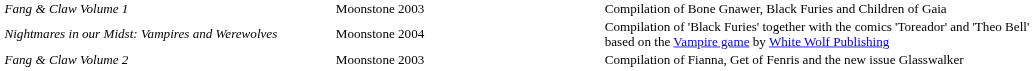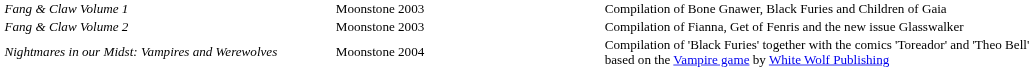rows swapped: (66, 59) <-> (141, 34)
